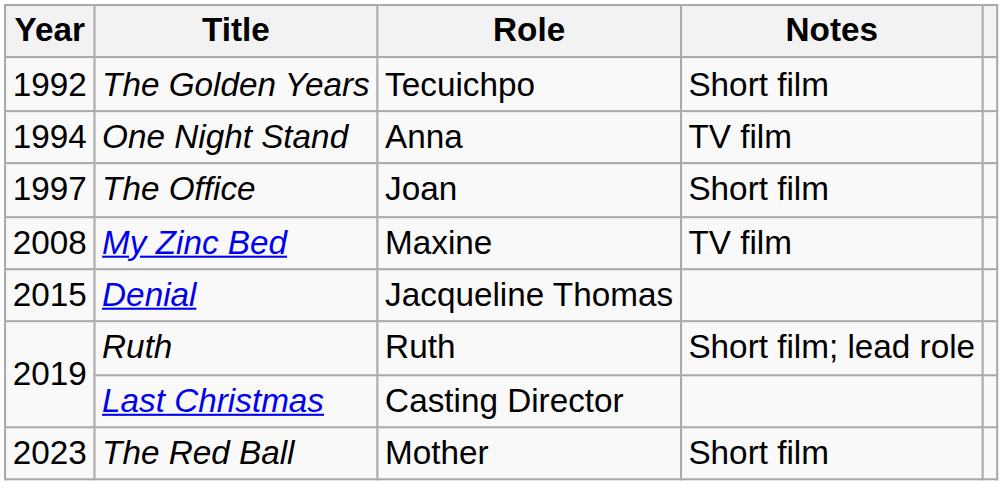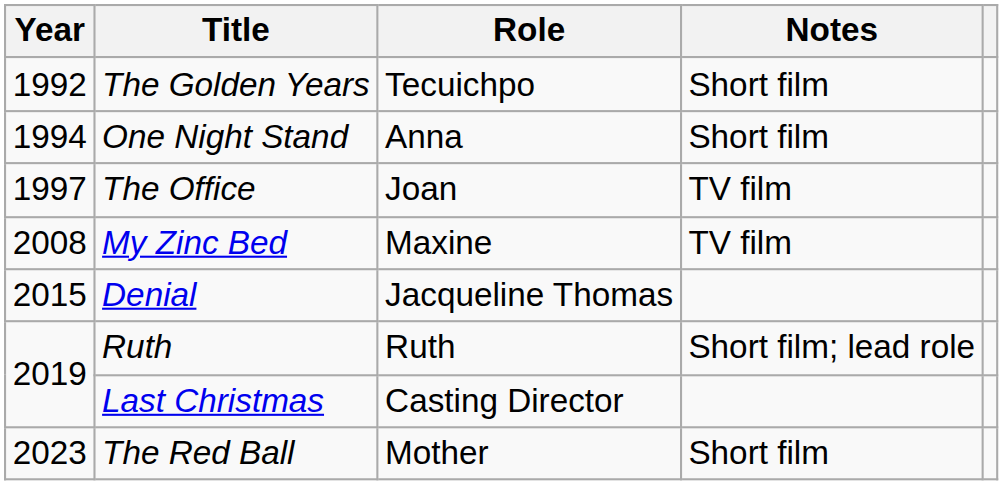(740, 136) TV film -> (759, 136) Short film
(759, 189) Short film -> (740, 189) TV film
